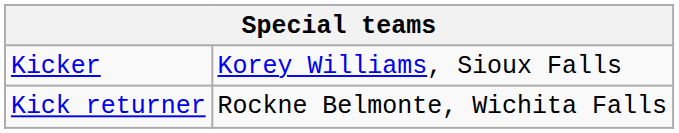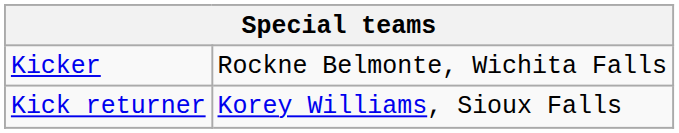(420, 66) Korey Williams, Sioux Falls -> (442, 66) Rockne Belmonte, Wichita Falls
(442, 107) Rockne Belmonte, Wichita Falls -> (420, 107) Korey Williams, Sioux Falls
